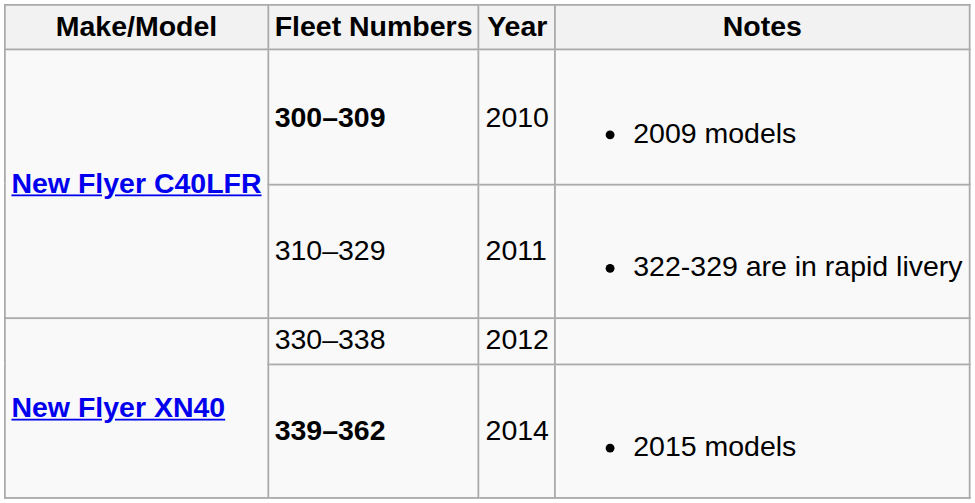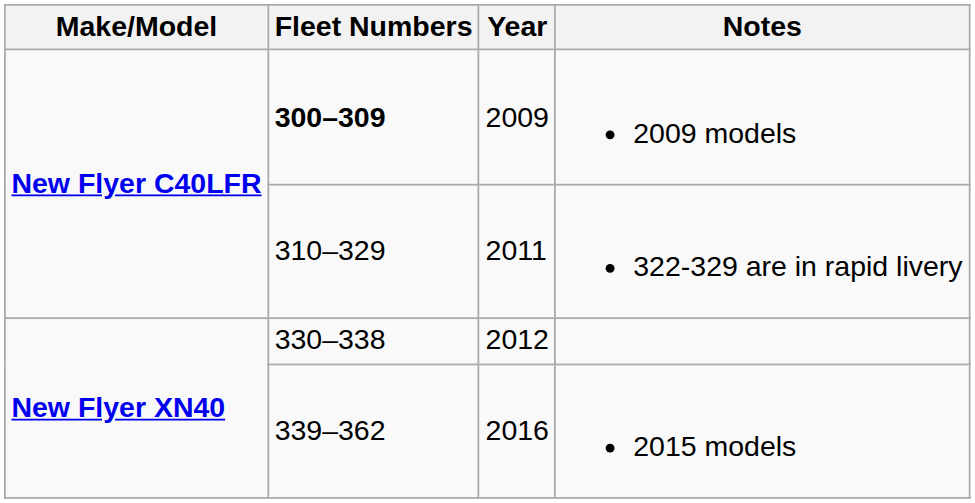(517, 116) 2010 -> (517, 116) 2009
(330, 430) bold -> (330, 430) normal
(517, 430) 2014 -> (517, 430) 2016
